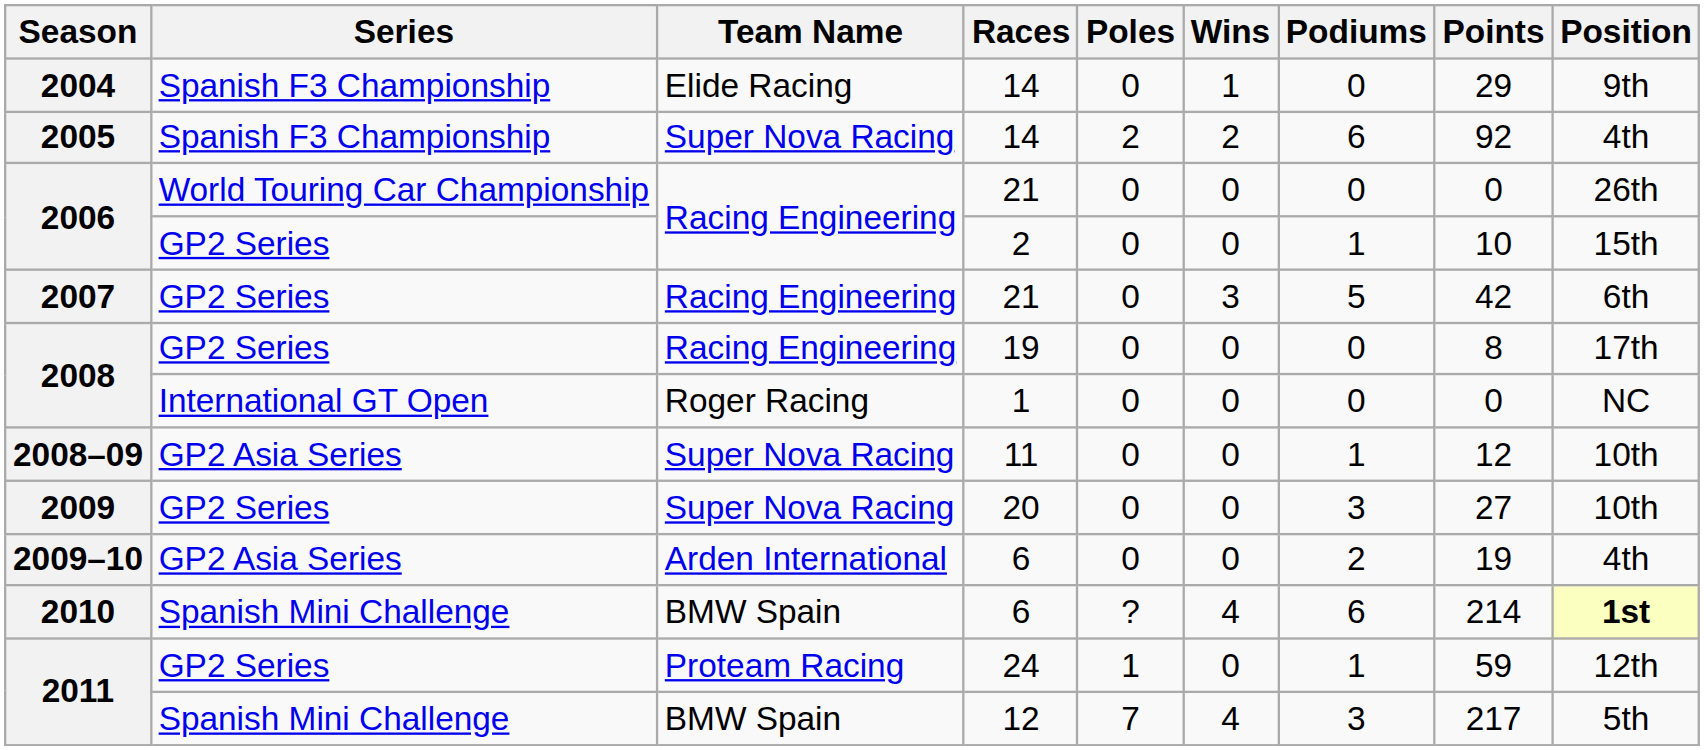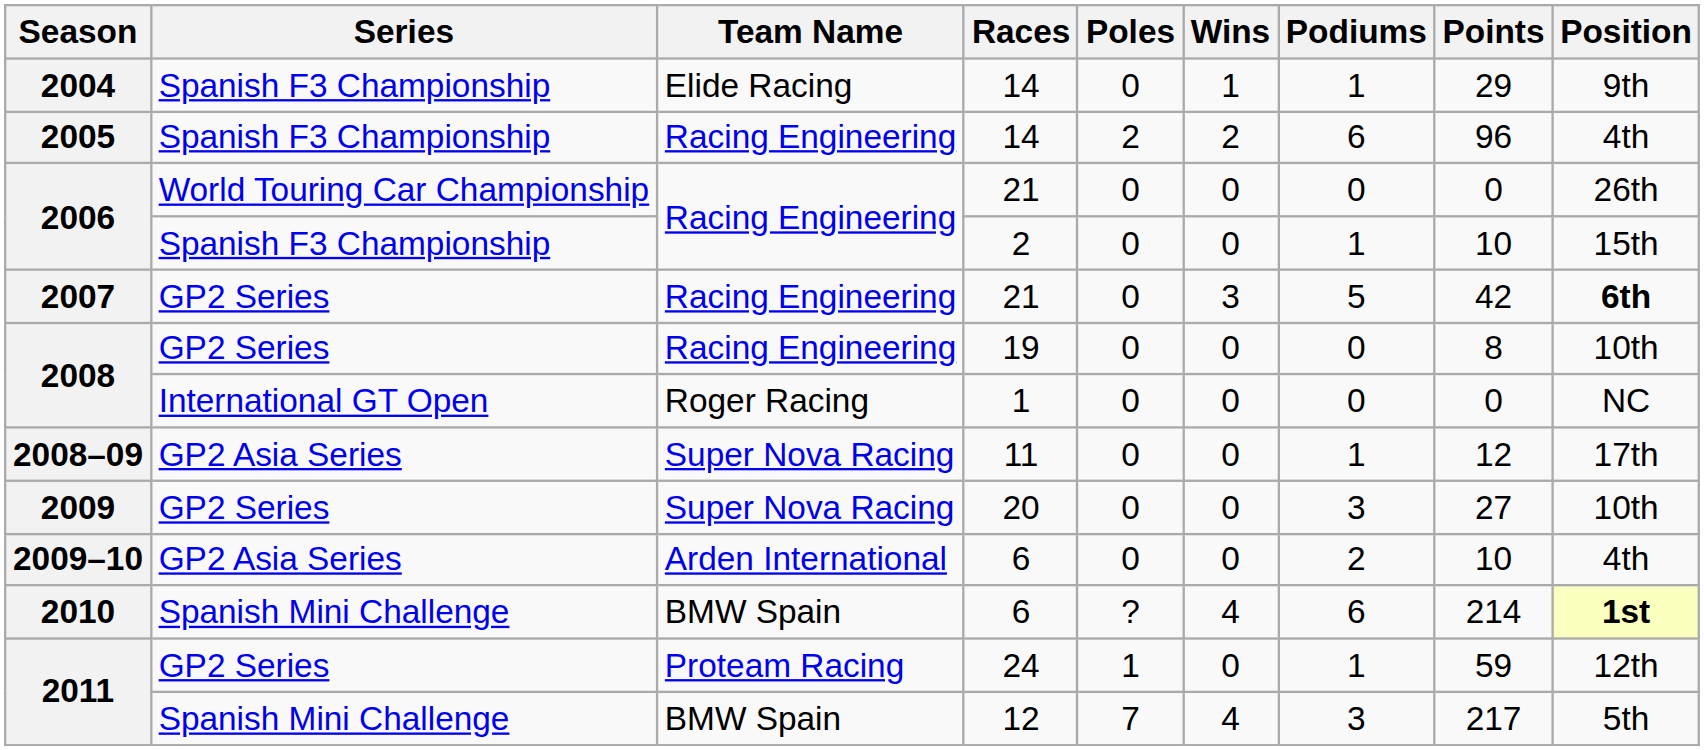(1356, 85) 0 -> (1356, 85) 1
(810, 138) Super Nova Racing -> (811, 138) Racing Engineering
(1494, 138) 92 -> (1494, 138) 96
(244, 243) GP2 Series -> (354, 243) Spanish F3 Championship
(1626, 296) normal -> (1626, 296) bold
(1626, 349) 17th -> (1626, 349) 10th
(1626, 454) 10th -> (1626, 454) 17th
(1494, 560) 19 -> (1494, 560) 10
